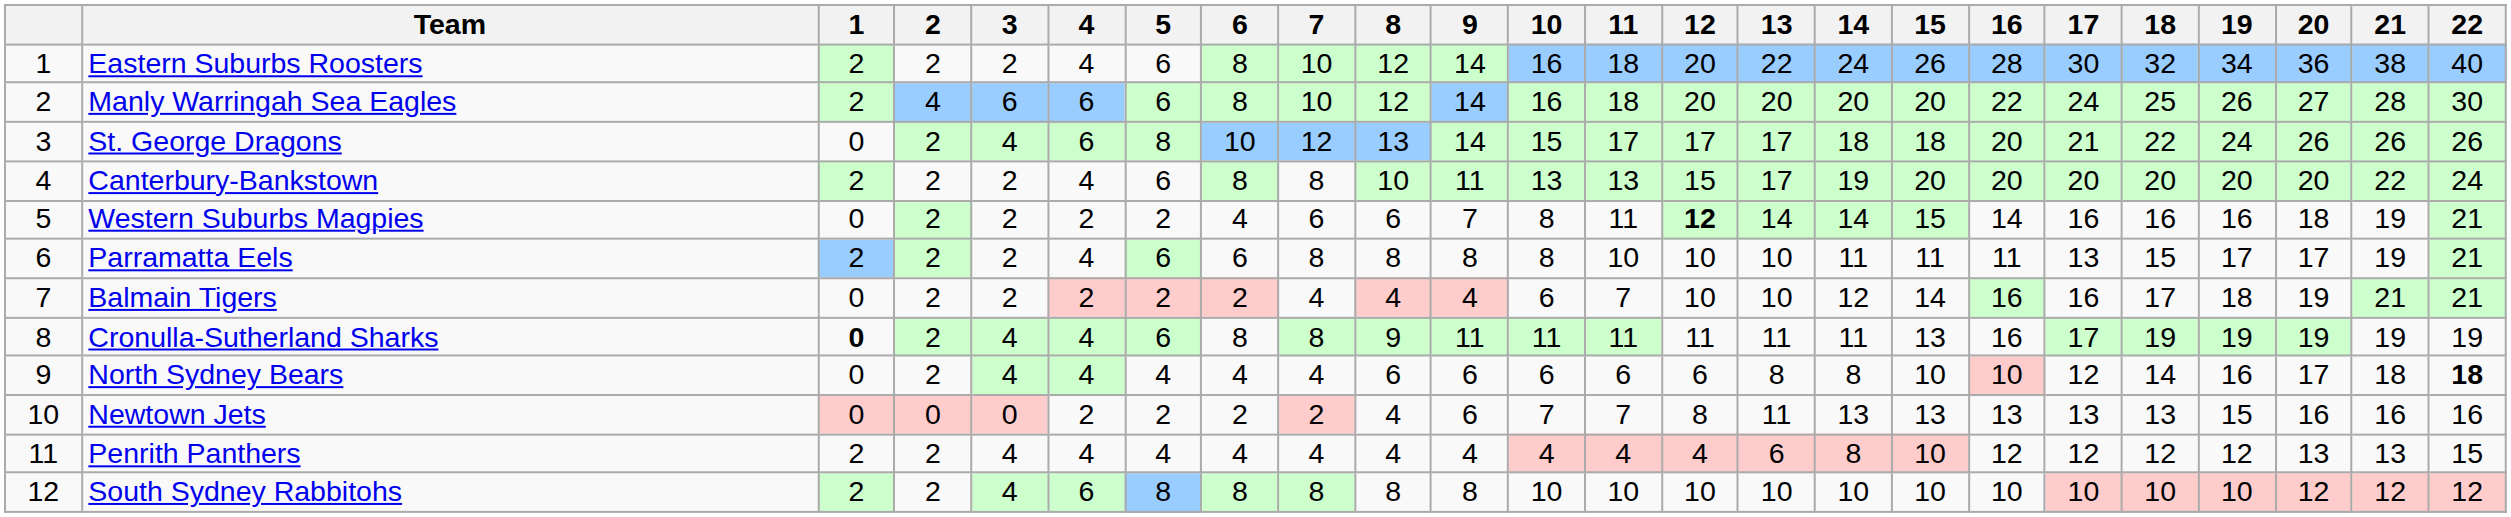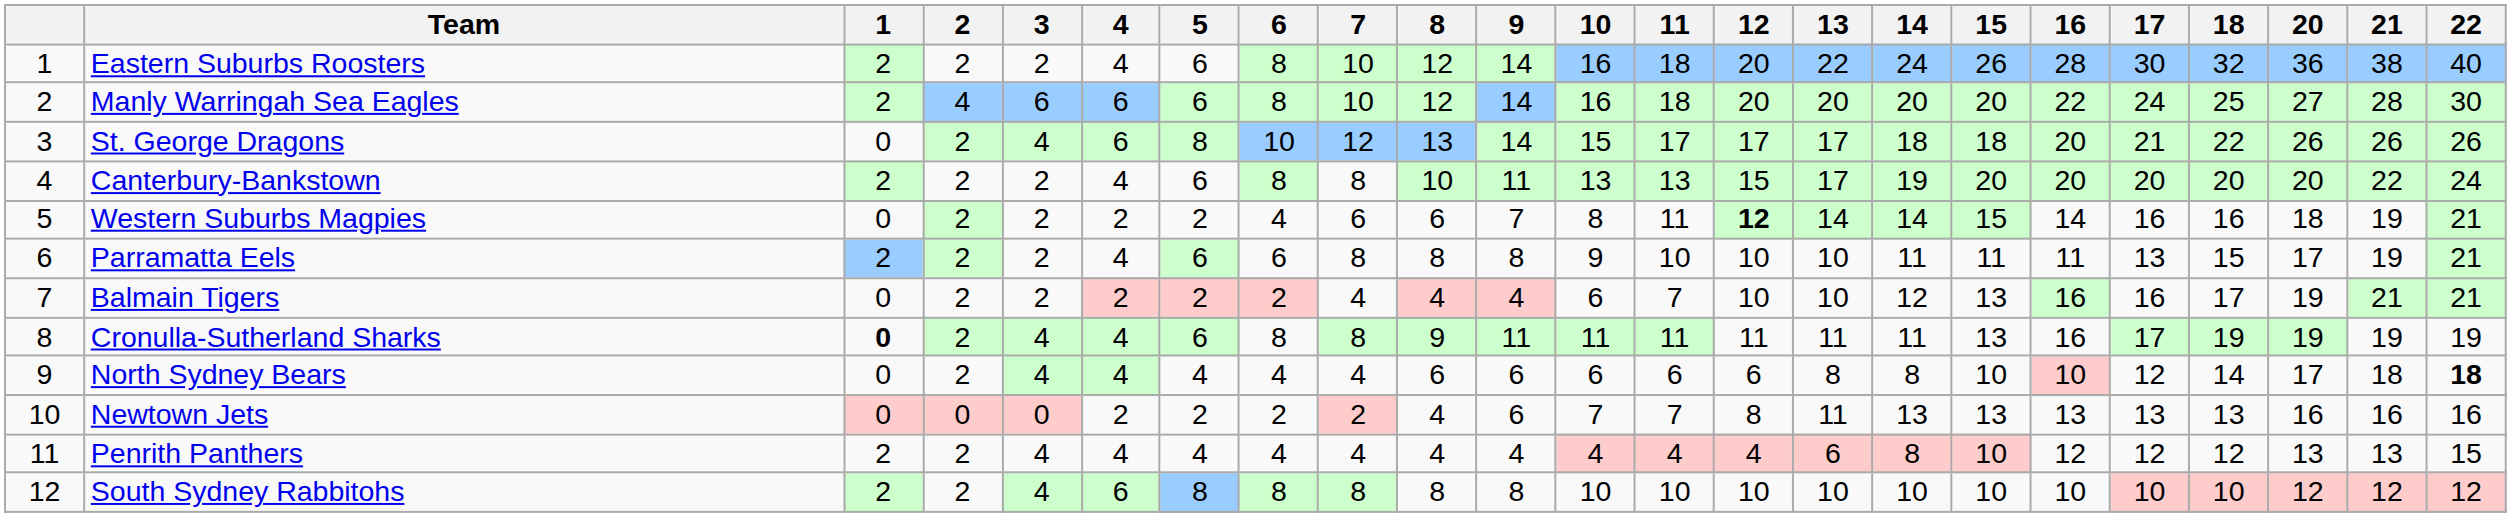- column: (2237, 24)
(1547, 258) 8 -> (1596, 258) 9
(1930, 297) 14 -> (1991, 297) 13
